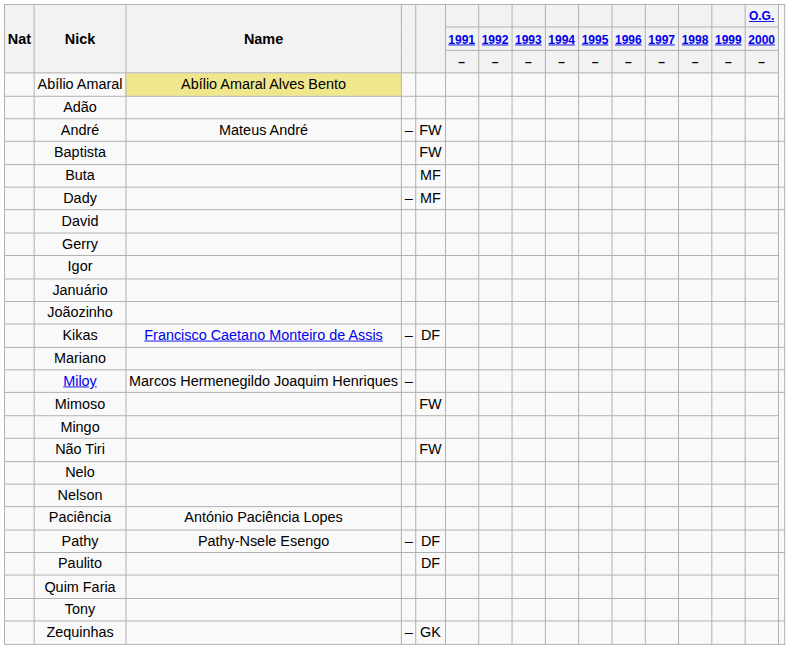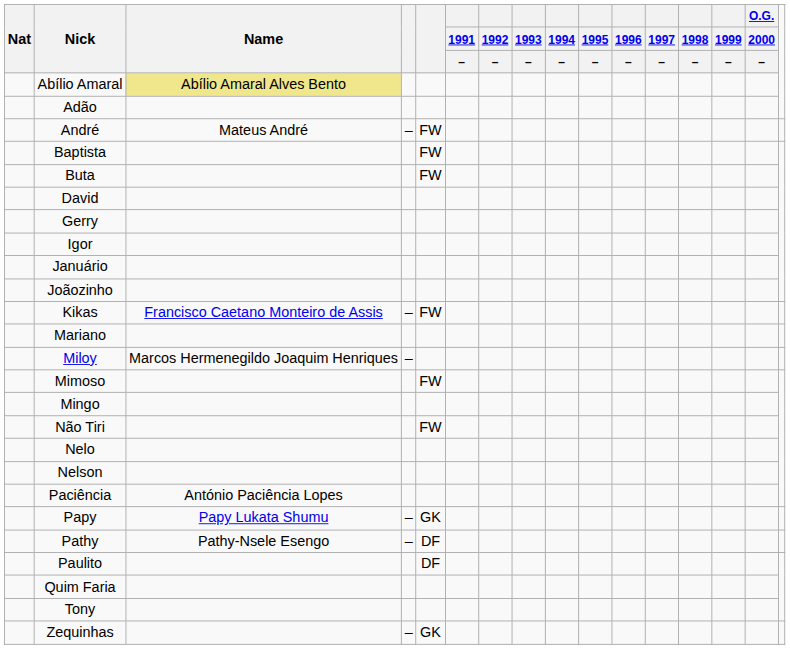(430, 175) MF -> (431, 175) FW
- row: (80, 198)
(430, 335) DF -> (431, 312) FW
+ row: (80, 518)
